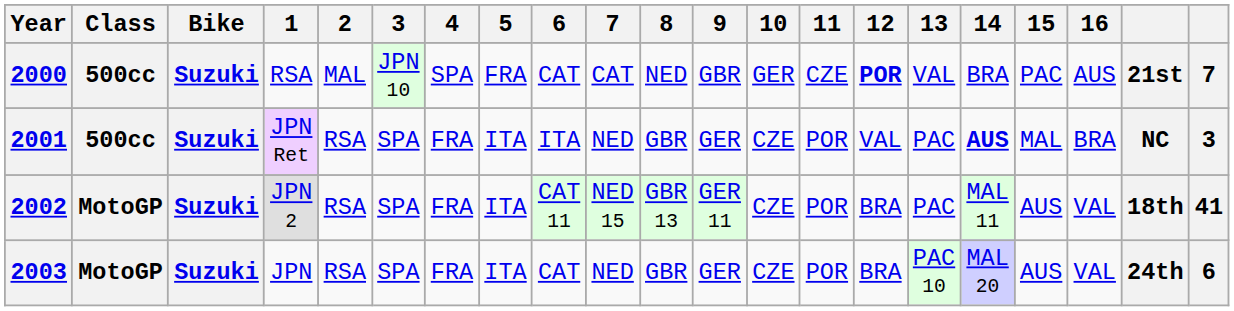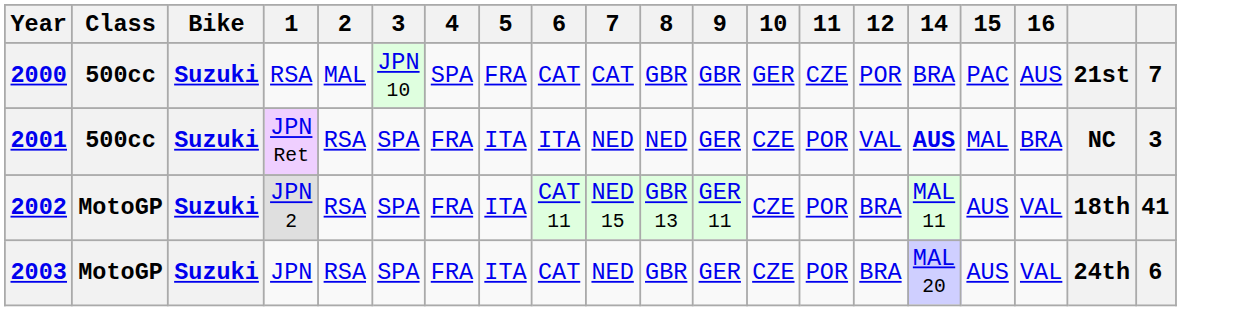- column: (934, 24)
(666, 76) NED -> (666, 76) GBR
(880, 76) bold -> (880, 76) normal
(666, 142) GBR -> (666, 142) NED
